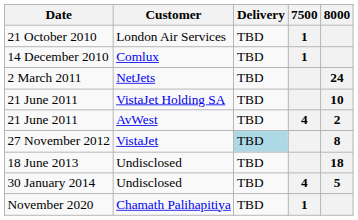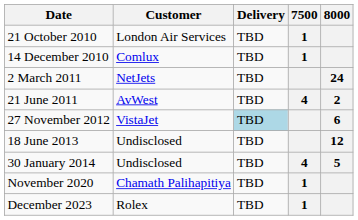- row: (43, 99)
(337, 141) 8 -> (337, 120) 6
(337, 162) 18 -> (337, 141) 12
+ row: (50, 204)
